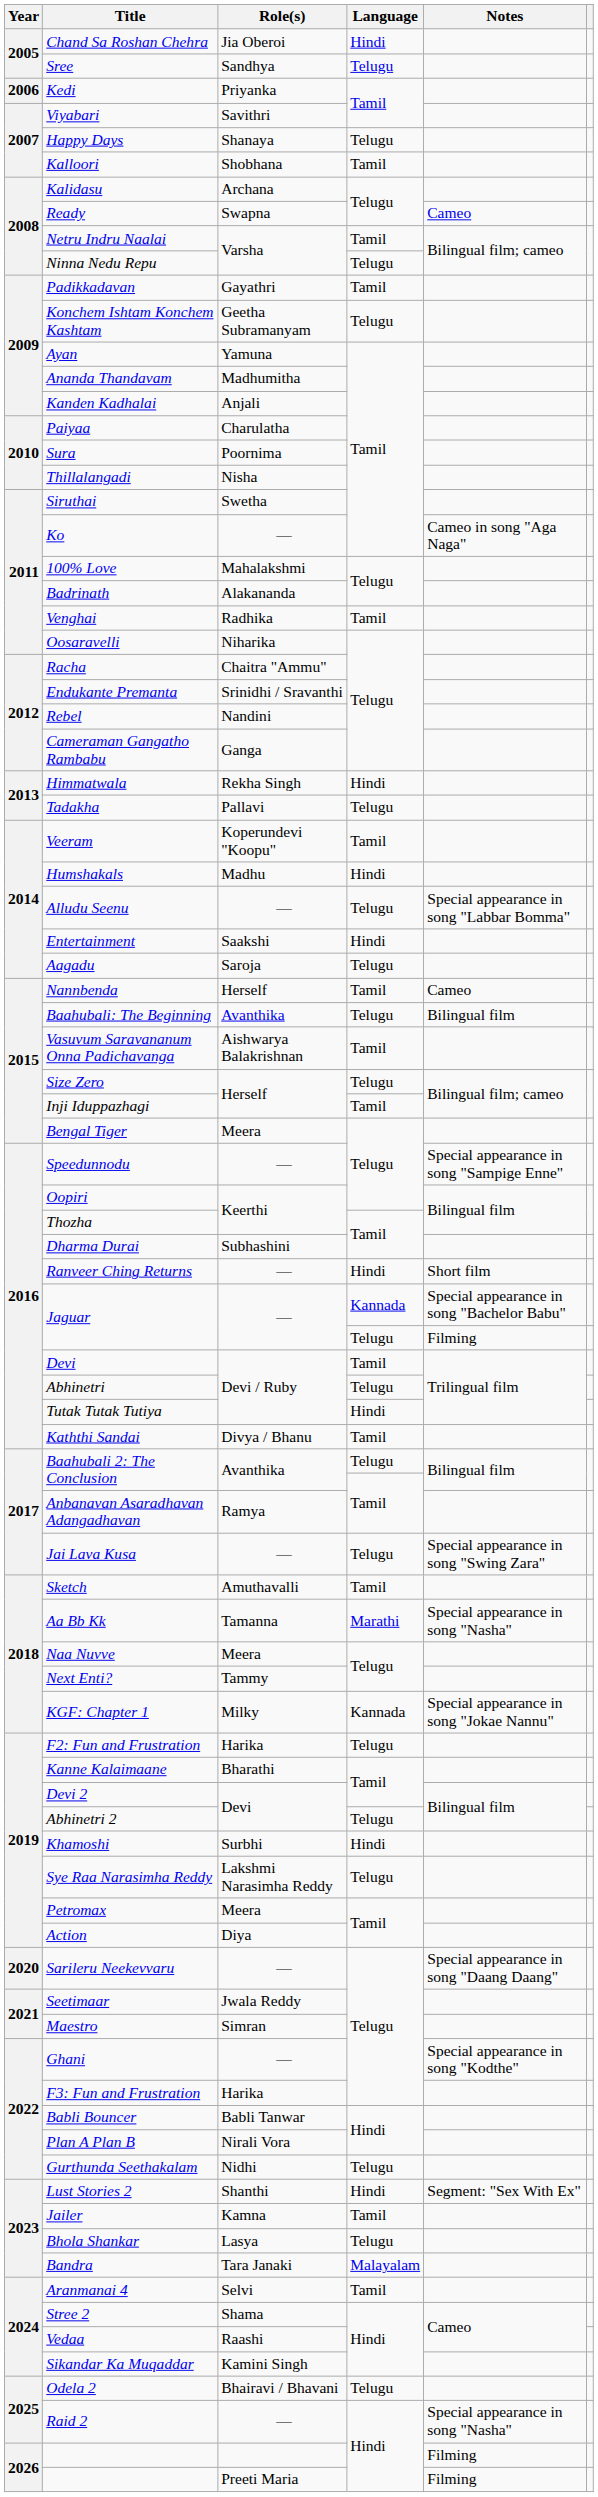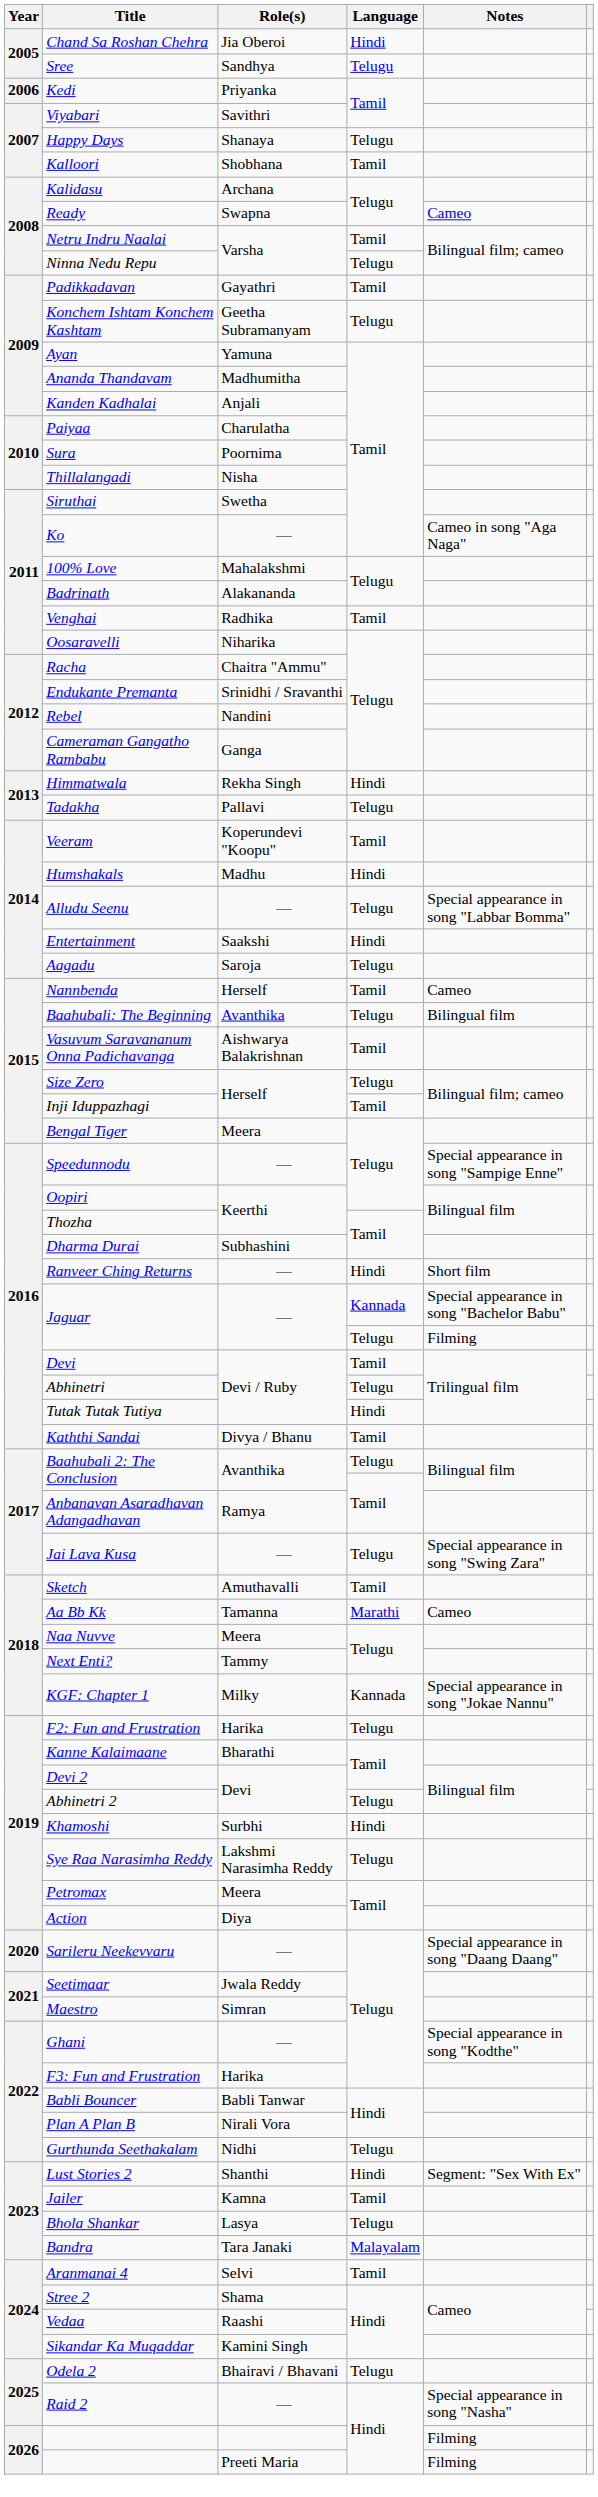(495, 1620) Special appearance in song "Nasha" -> (449, 1611) Cameo
